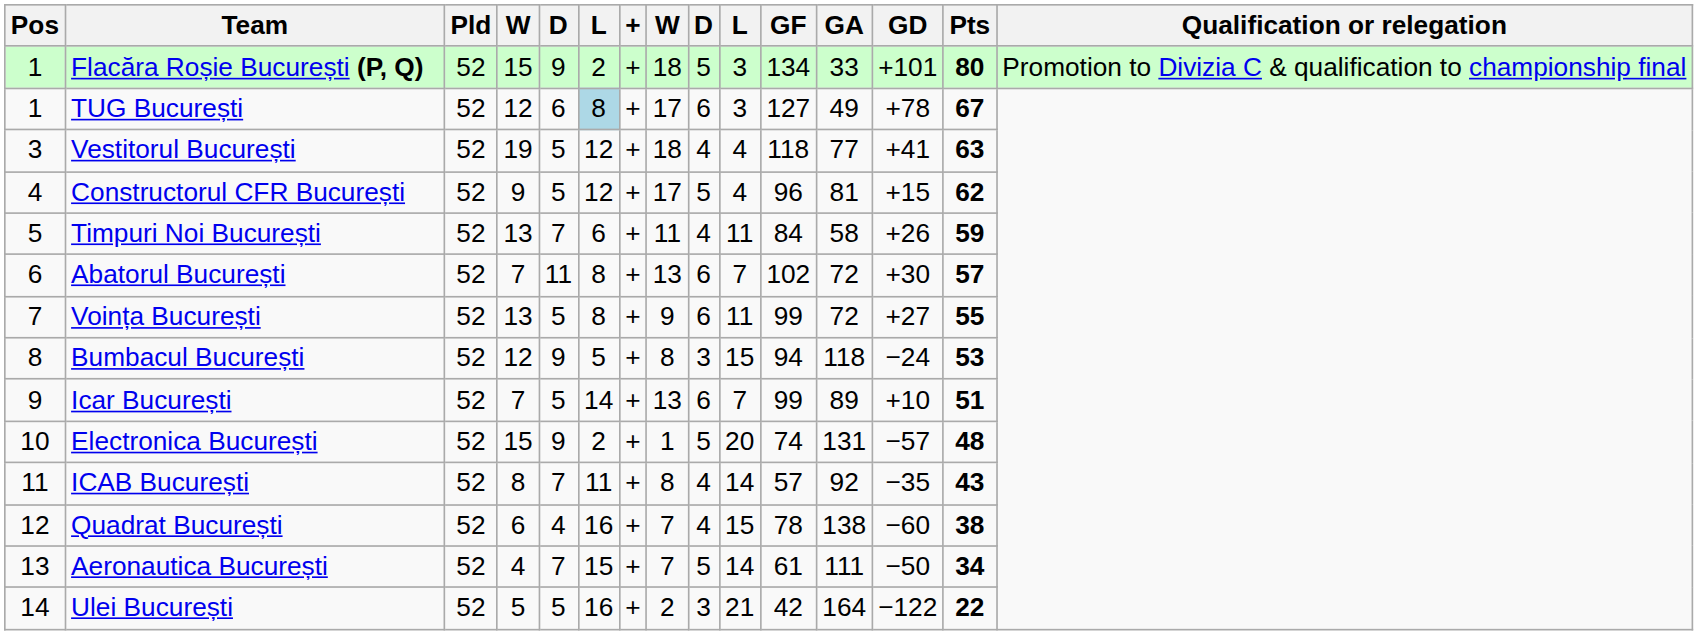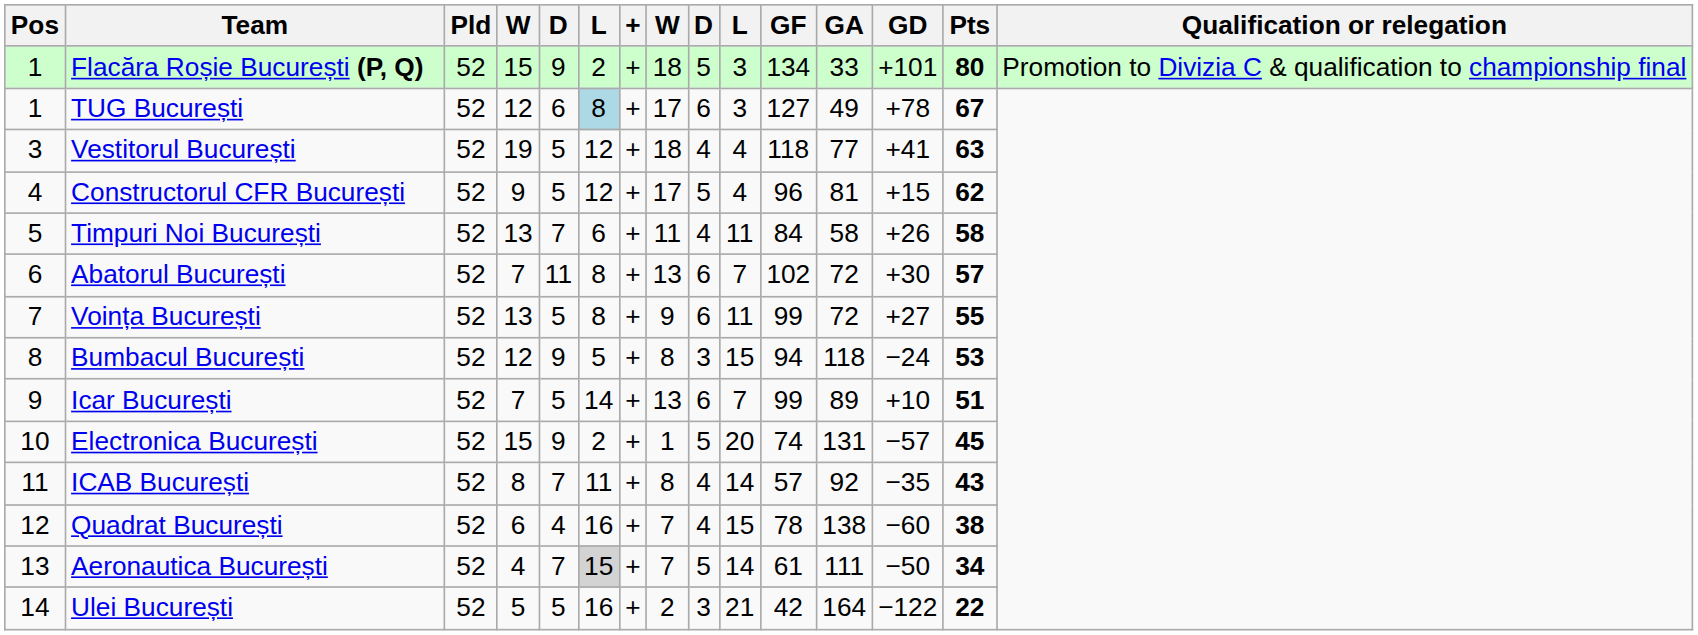(970, 233) 59 -> (970, 233) 58
(970, 441) 48 -> (970, 441) 45
(599, 566) no background -> (599, 566) lightgrey background
